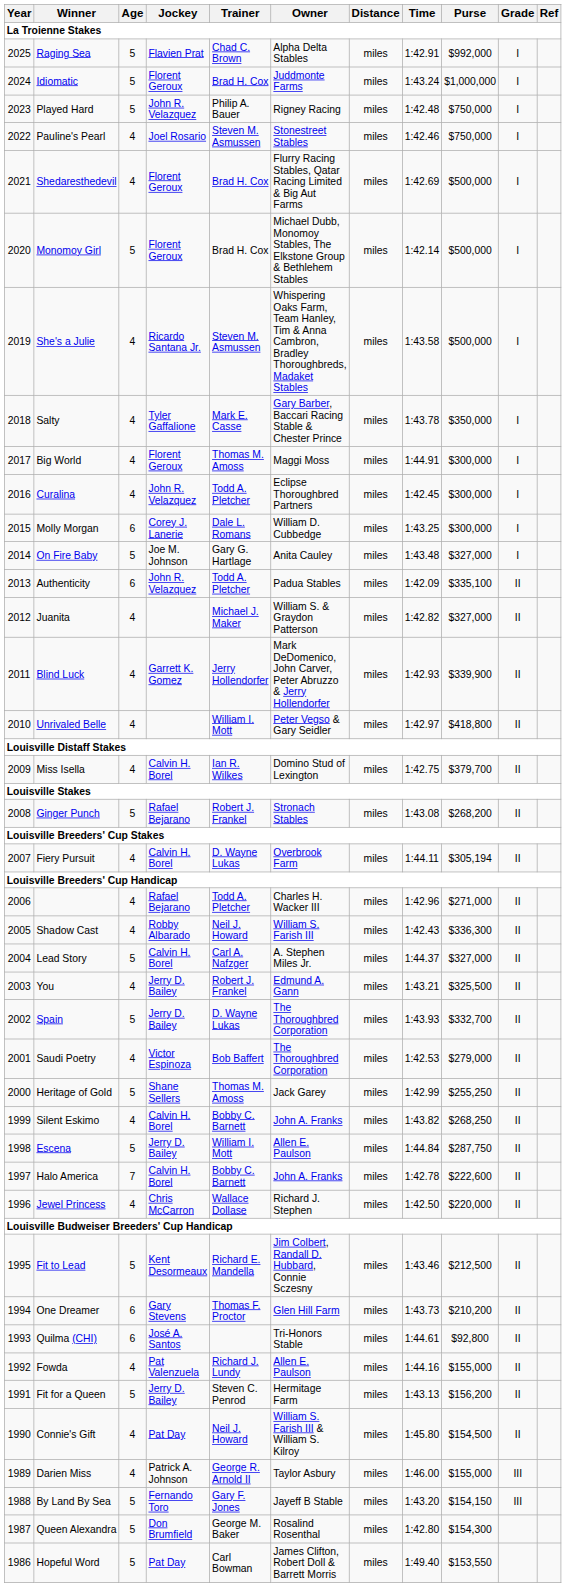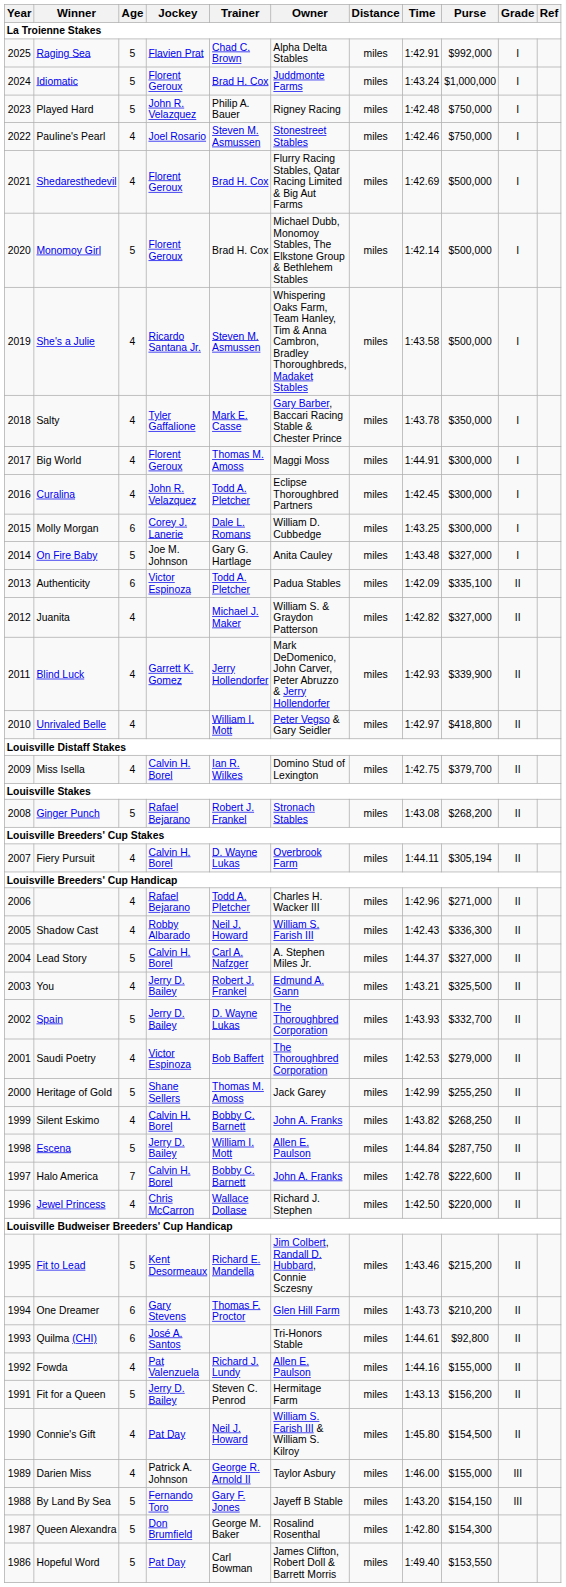(172, 584) John R. Velazquez -> (170, 584) Victor Espinoza
(470, 1266) $212,500 -> (470, 1266) $215,200
